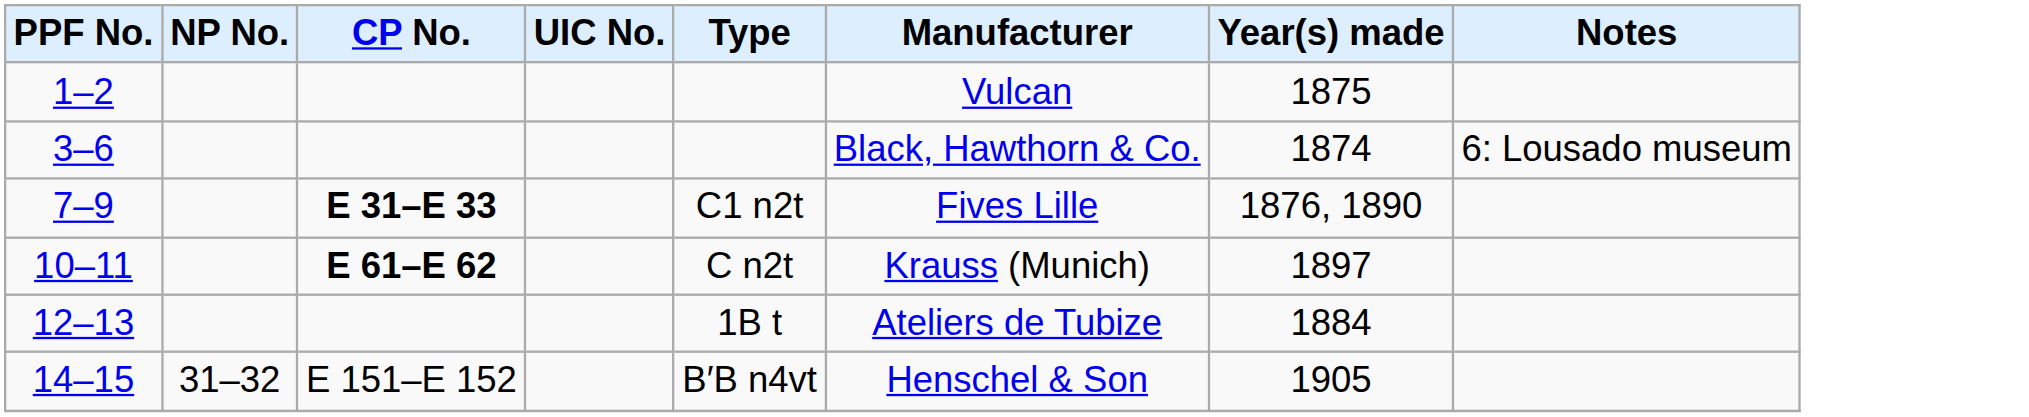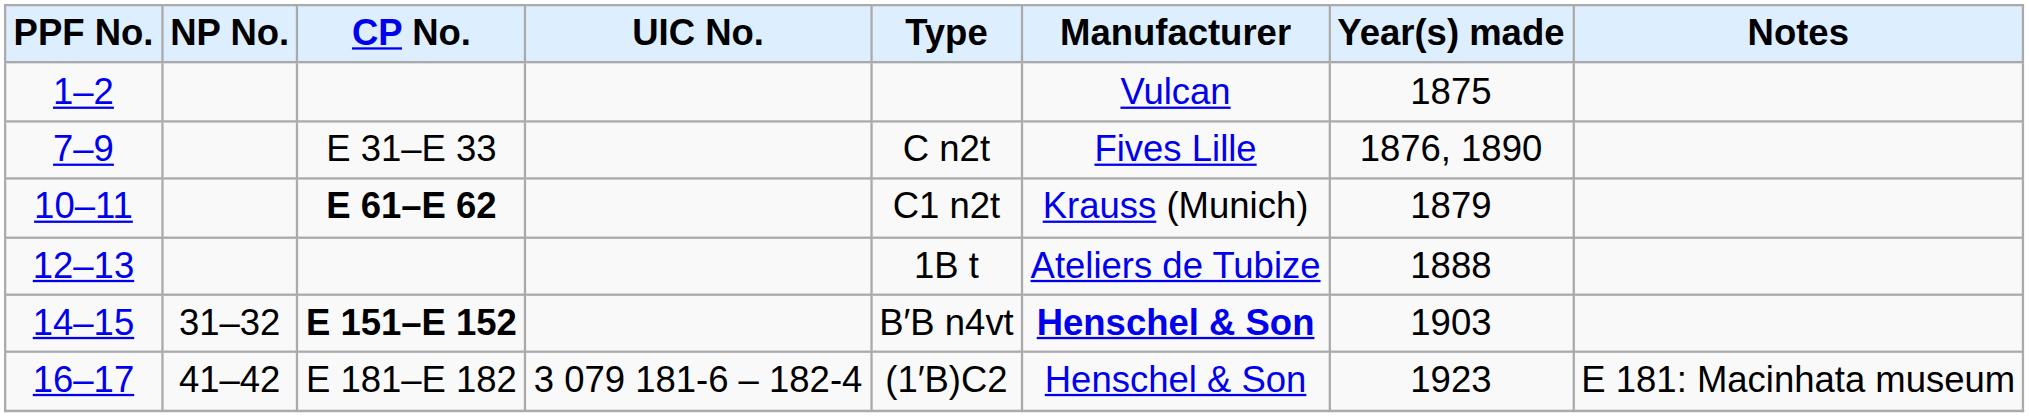- row: (83, 149)
(411, 206) bold -> (411, 149) normal
(750, 206) C1 n2t -> (946, 149) C n2t
(750, 264) C n2t -> (946, 206) C1 n2t
(1331, 264) 1897 -> (1451, 206) 1879
(1331, 322) 1884 -> (1451, 264) 1888
(411, 380) normal -> (411, 322) bold
(1017, 380) normal -> (1176, 322) bold
(1331, 380) 1905 -> (1451, 322) 1903
+ row: (83, 380)
